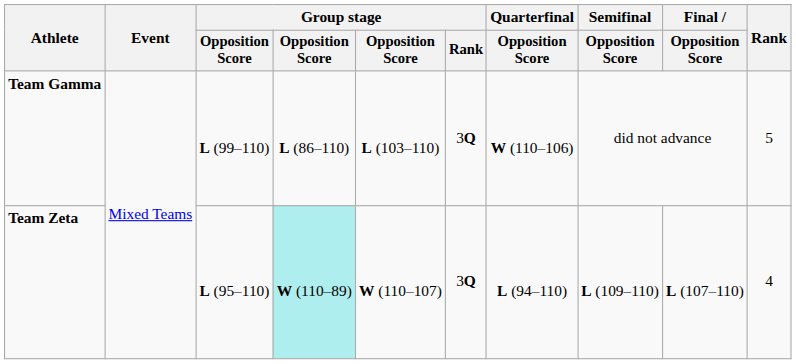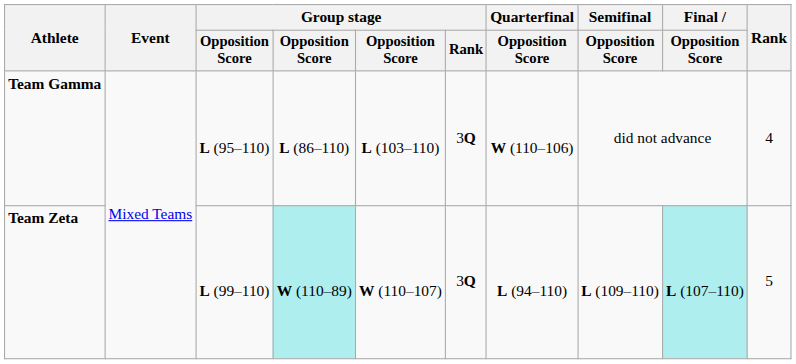(234, 147) L (99–110) -> (234, 147) L (95–110)
(769, 138) 5 -> (769, 138) 4
(234, 291) L (95–110) -> (234, 291) L (99–110)
(705, 291) no background -> (705, 291) paleturquoise background
(769, 282) 4 -> (769, 282) 5
